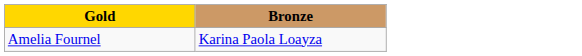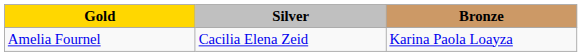+ column: (291, 16)
